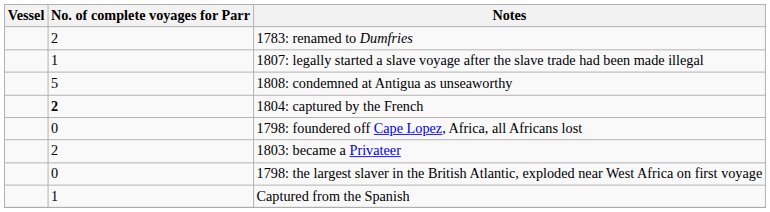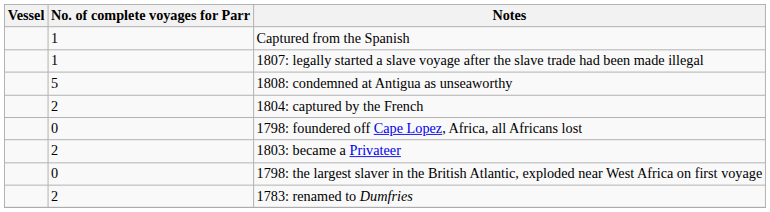rows swapped: (335, 38) <-> (333, 196)
(55, 106) bold -> (55, 106) normal
